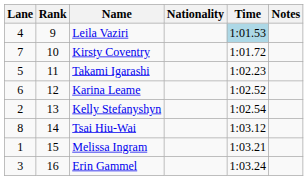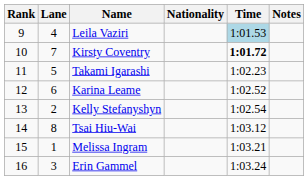columns swapped: (53, 14) <-> (20, 14)
(248, 52) normal -> (248, 52) bold
